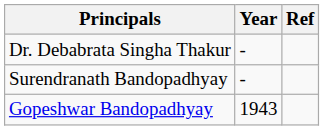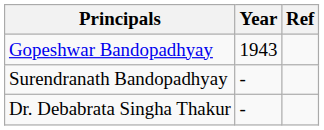rows swapped: (111, 109) <-> (120, 49)
